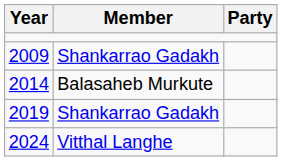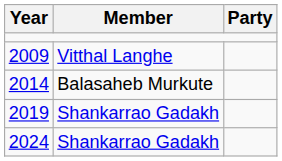(138, 55) Shankarrao Gadakh -> (115, 55) Vitthal Langhe
(115, 141) Vitthal Langhe -> (138, 141) Shankarrao Gadakh
